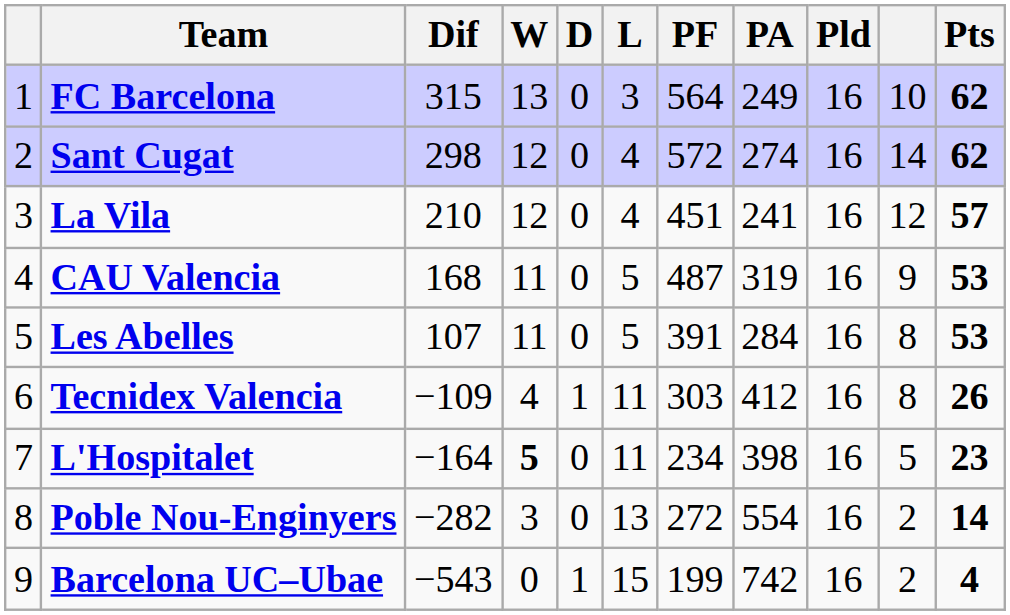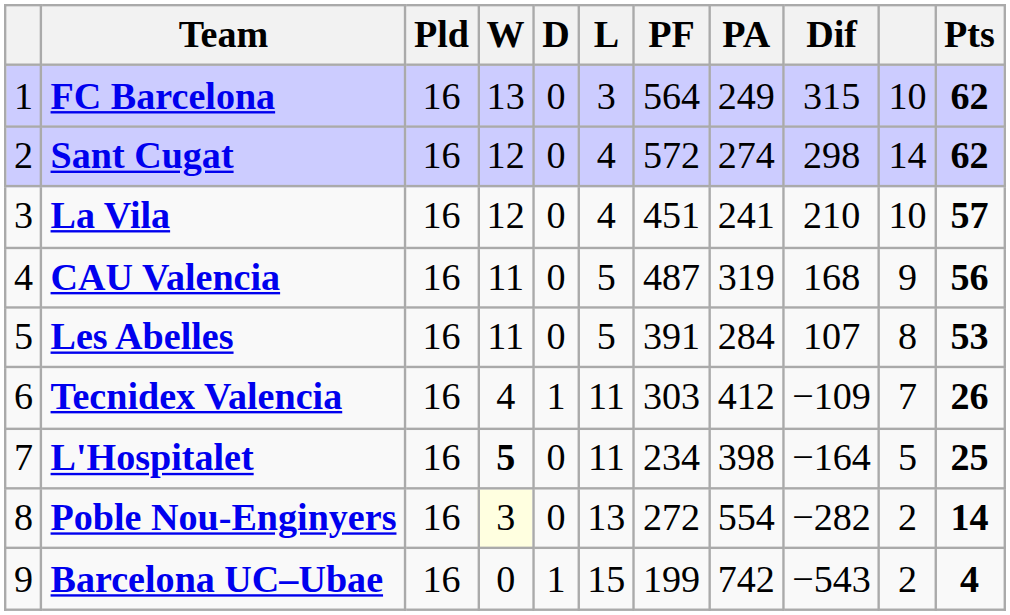columns swapped: (843, 34) <-> (453, 34)
(908, 215) 12 -> (908, 215) 10
(969, 276) 53 -> (969, 276) 56
(908, 397) 8 -> (908, 397) 7
(969, 457) 23 -> (969, 457) 25
(529, 517) no background -> (506, 517) lightyellow background
